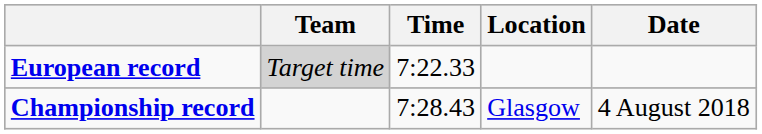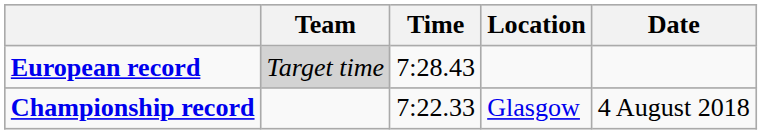(436, 66) 7:22.33 -> (436, 66) 7:28.43
(436, 107) 7:28.43 -> (436, 107) 7:22.33
